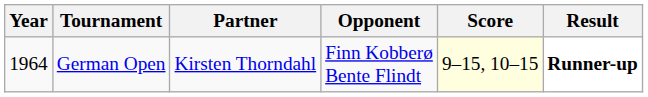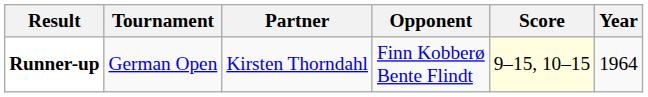columns swapped: (28, 20) <-> (593, 20)
